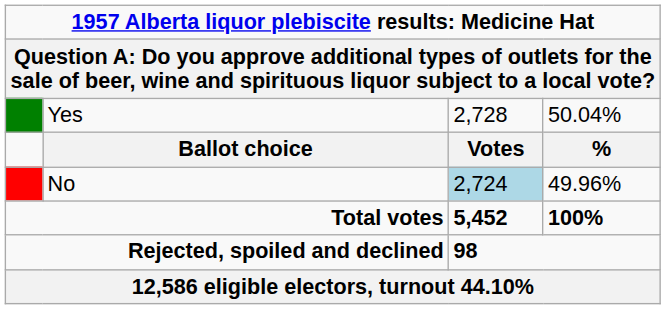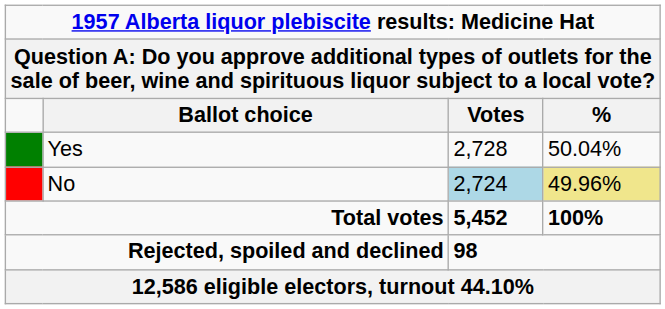rows swapped: (246, 149) <-> (65, 115)
(585, 183) no background -> (585, 183) khaki background
